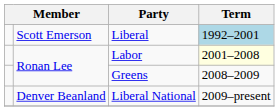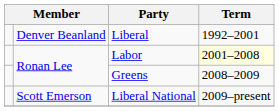(54, 34) Scott Emerson -> (61, 34) Denver Beanland
(230, 34) lightblue background -> (230, 34) no background
(61, 95) Denver Beanland -> (54, 95) Scott Emerson
